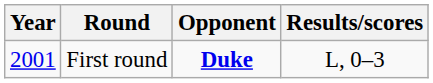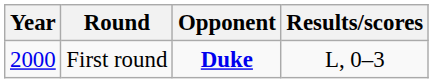(33, 58) 2001 -> (33, 58) 2000
